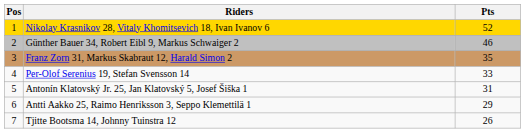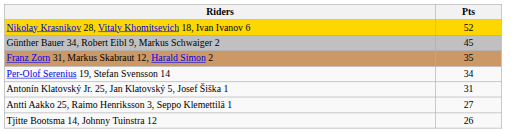- column: (14, 12)
(488, 43) 46 -> (469, 43) 45
(488, 74) 33 -> (469, 74) 34
(488, 105) 29 -> (469, 105) 27
